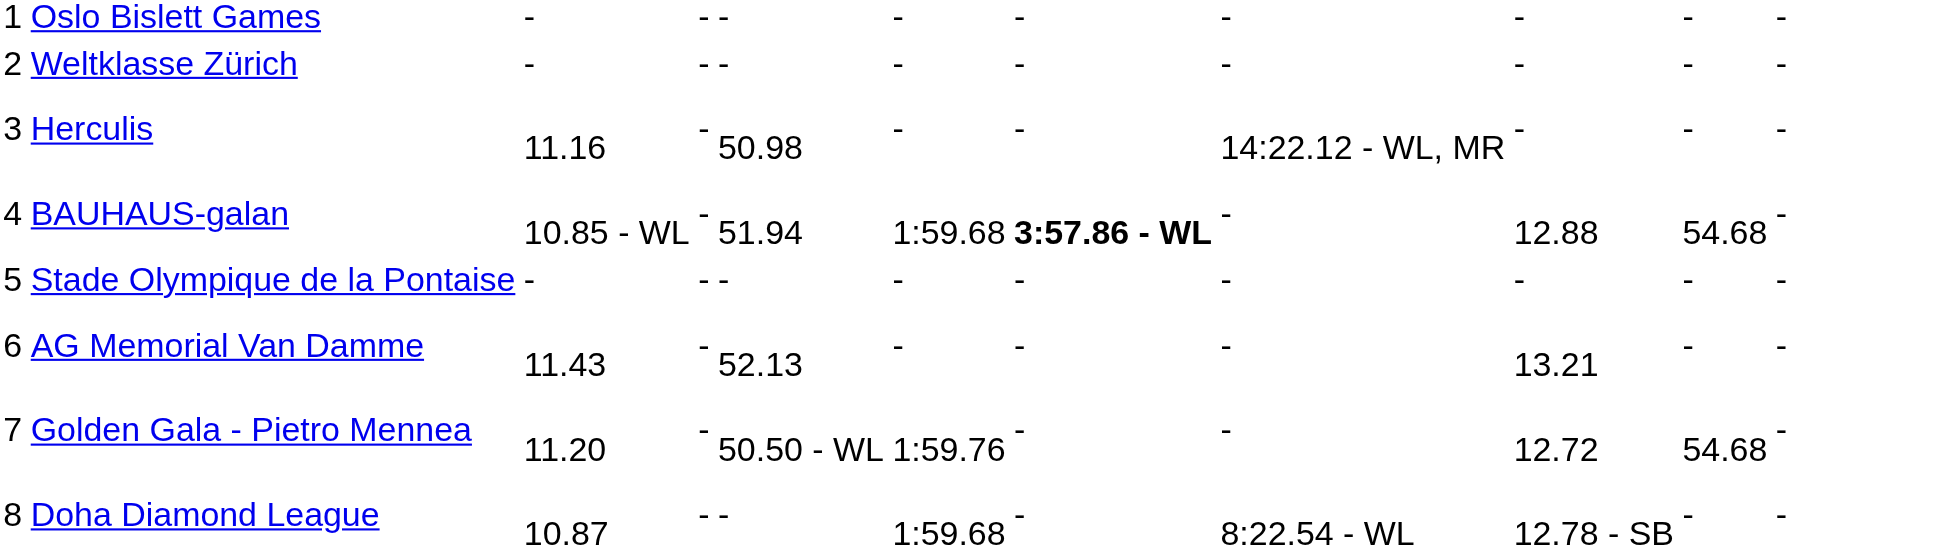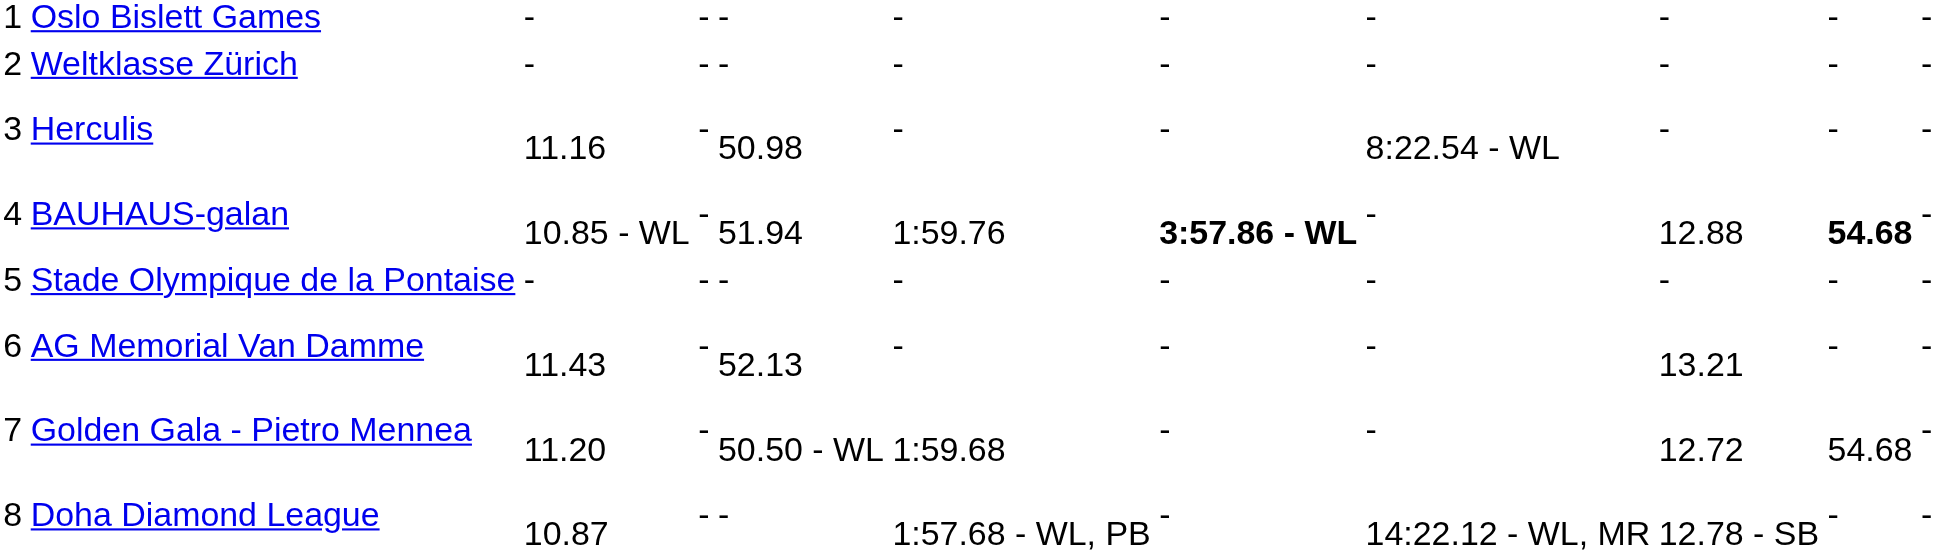(1363, 148) 14:22.12 - WL, MR -> (1463, 148) 8:22.54 - WL
(949, 233) 1:59.68 -> (949, 233) 1:59.76
(1725, 233) normal -> (1870, 233) bold
(949, 449) 1:59.76 -> (949, 449) 1:59.68
(949, 534) 1:59.68 -> (1022, 534) 1:57.68 - WL, PB
(1318, 534) 8:22.54 - WL -> (1508, 534) 14:22.12 - WL, MR
